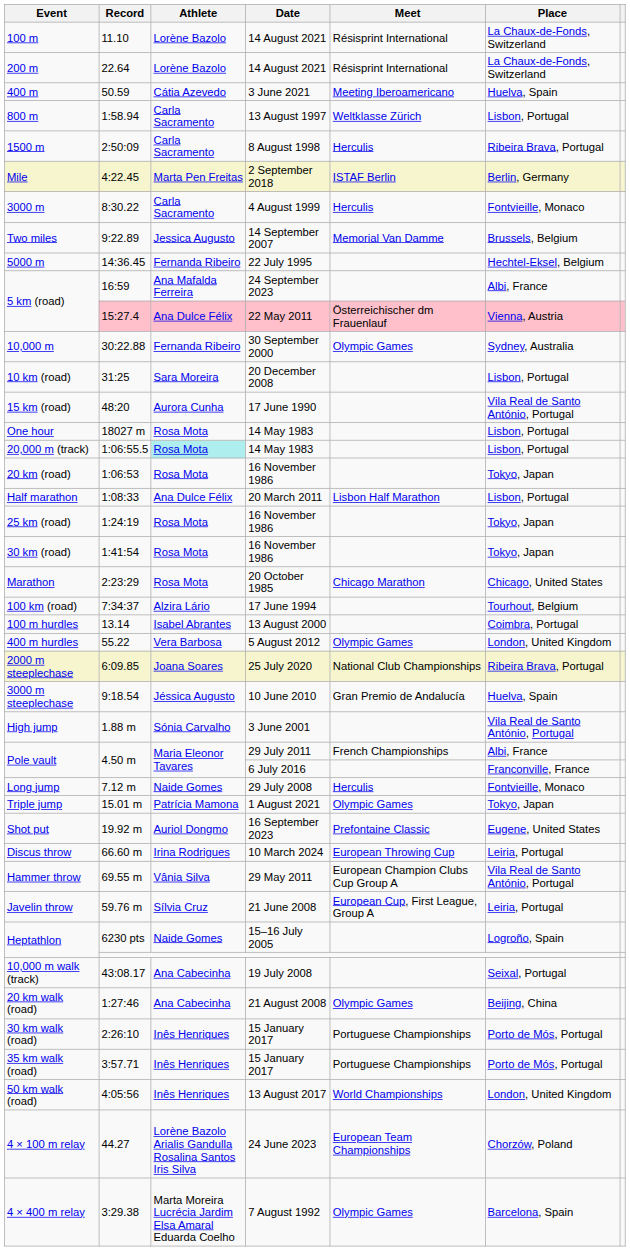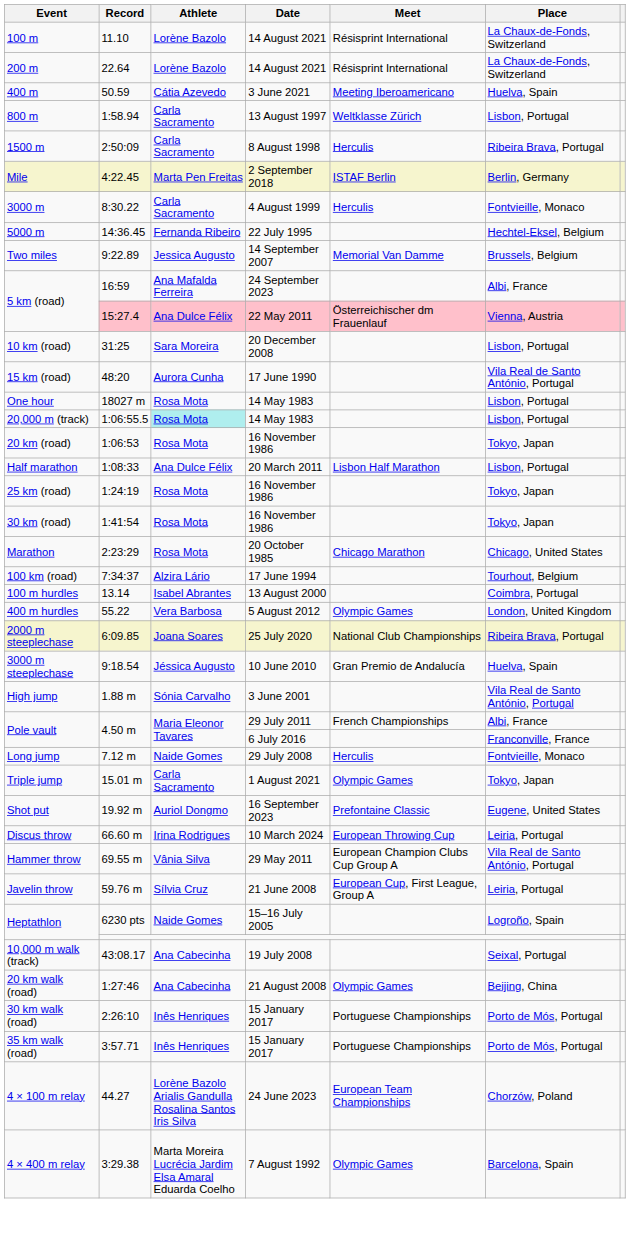rows swapped: (32, 238) <-> (26, 262)
- row: (30, 347)
(196, 804) Patrícia Mamona -> (184, 780) Carla Sacramento
- row: (35, 1095)
